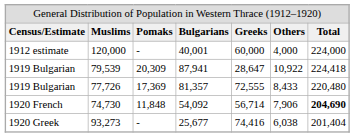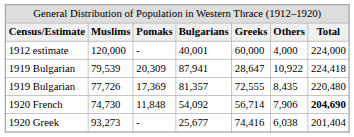(285, 86) 8,433 -> (285, 86) 8,435
